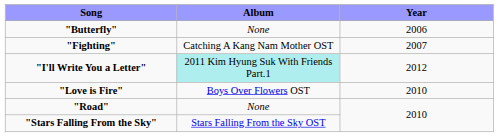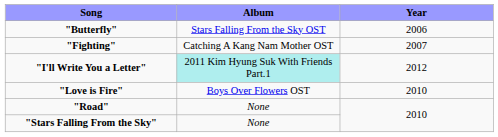(258, 29) None -> (258, 29) Stars Falling From the Sky OST
(258, 123) Stars Falling From the Sky OST -> (258, 123) None
